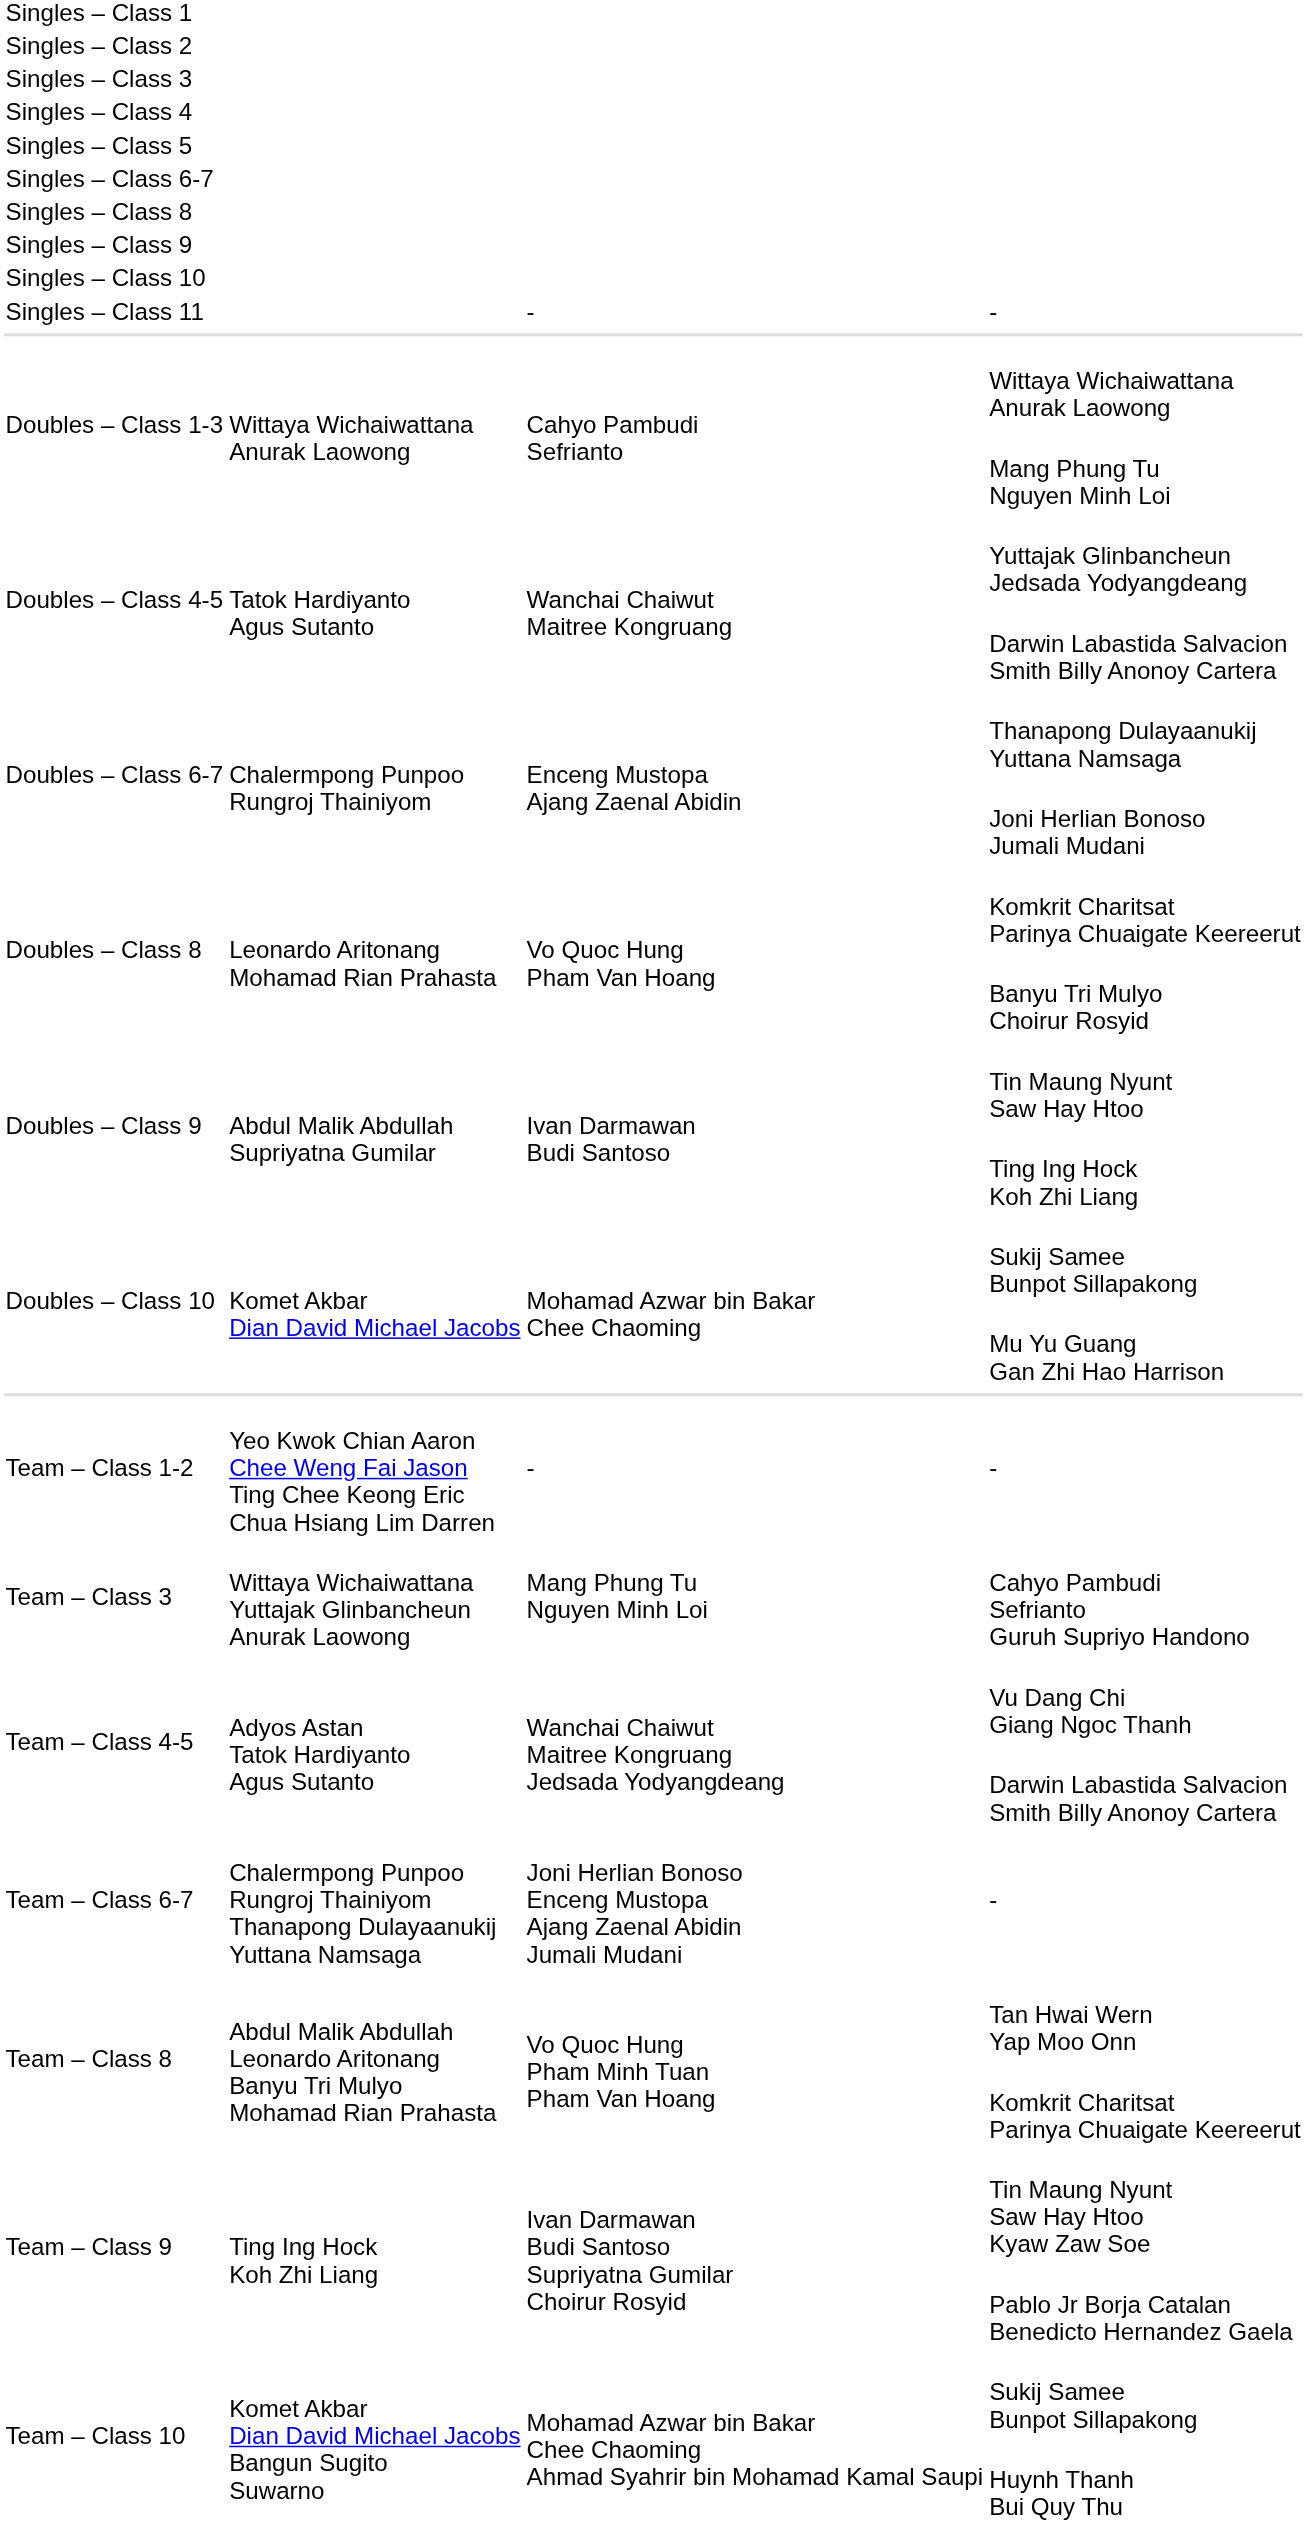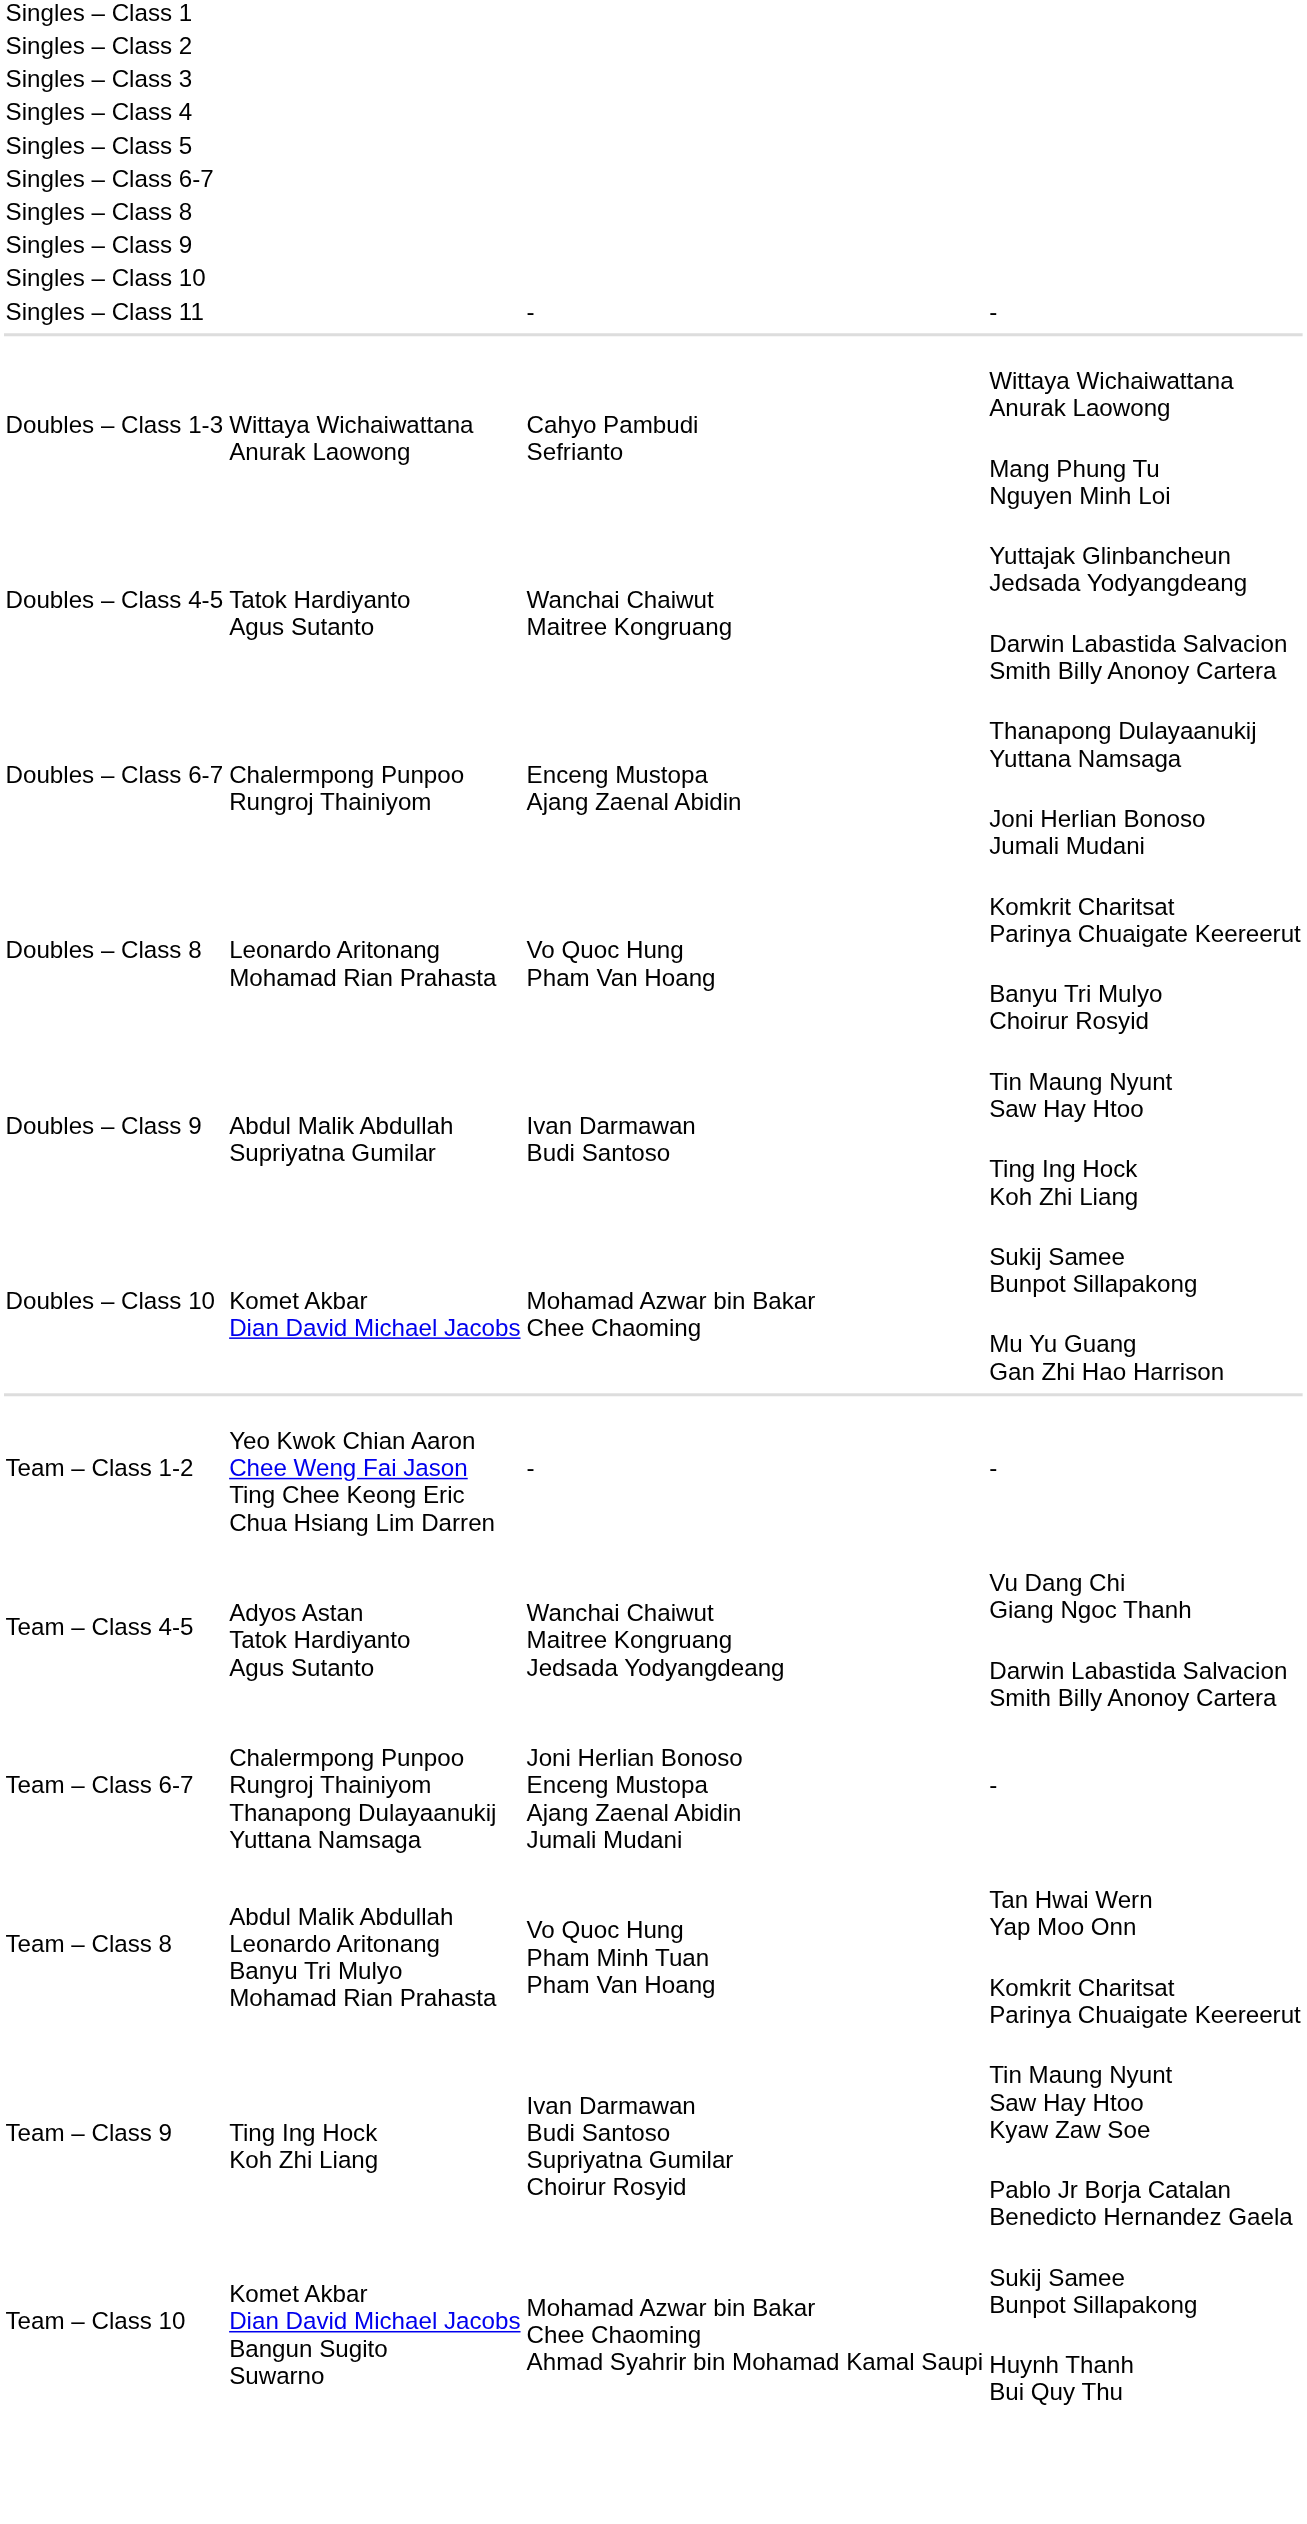- row: (89, 1596)
